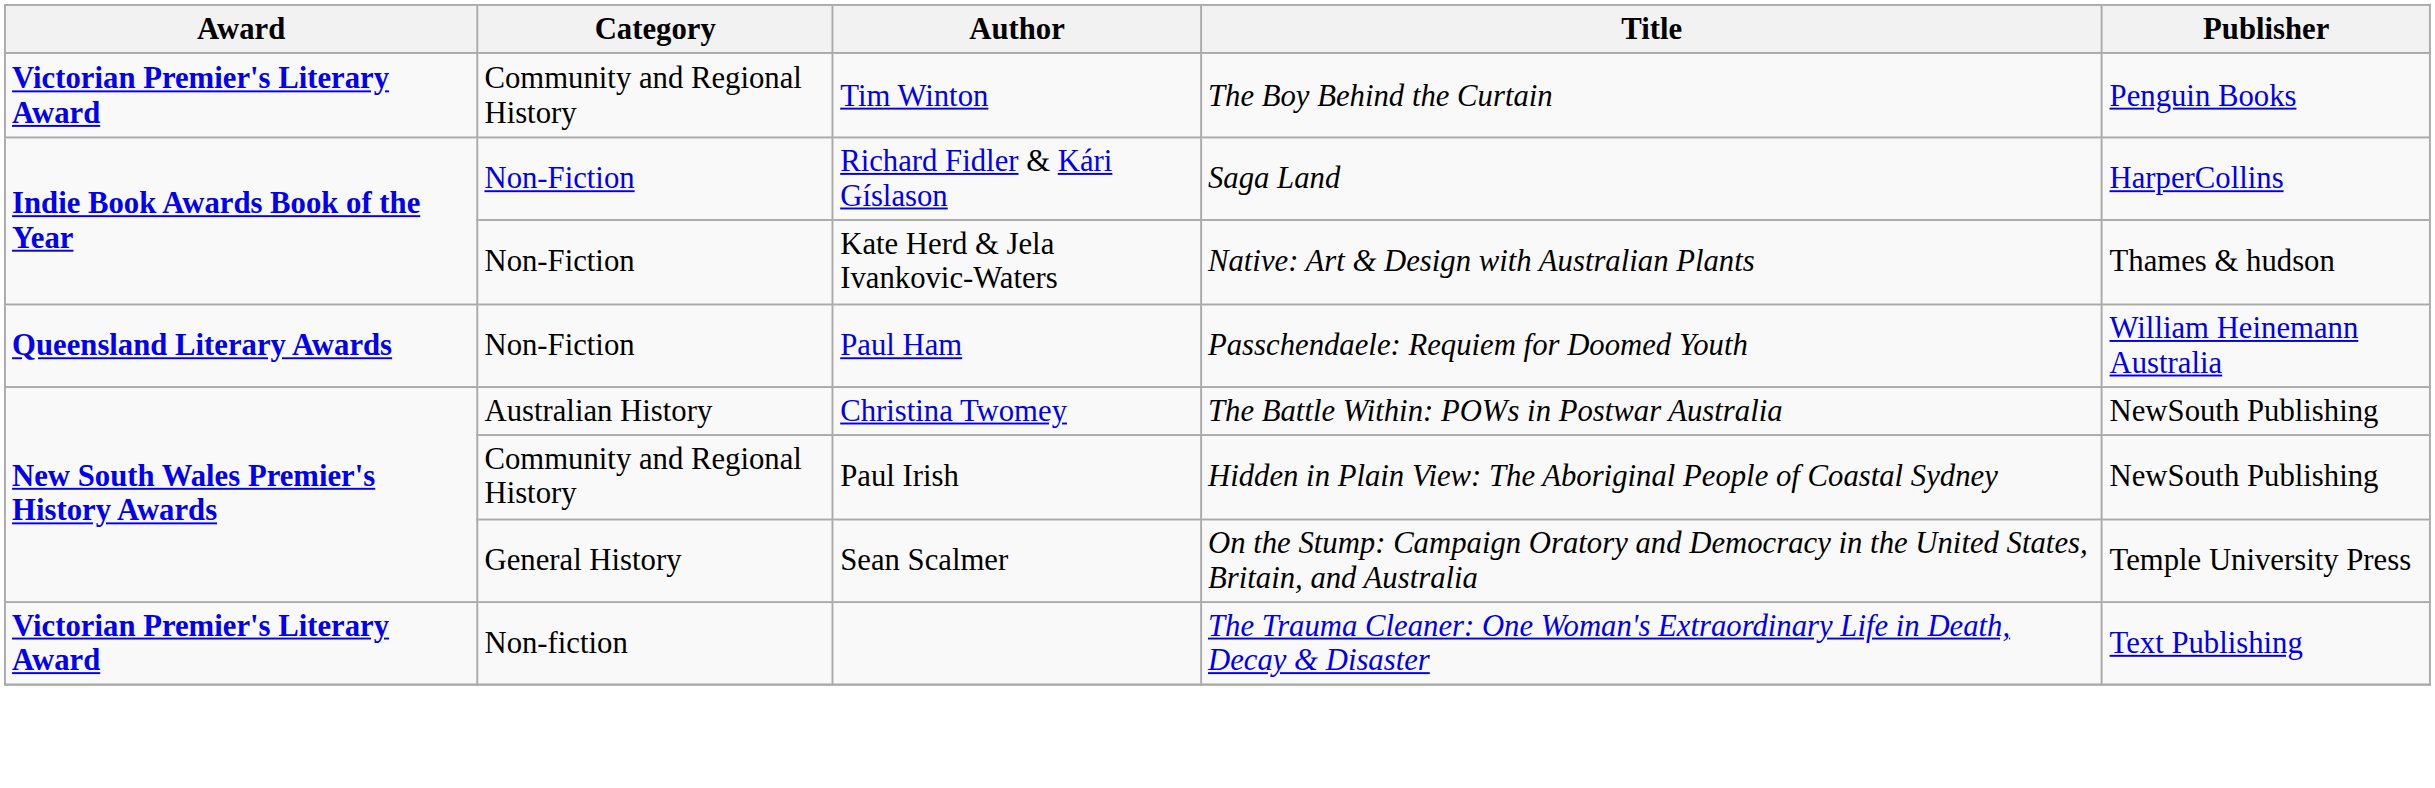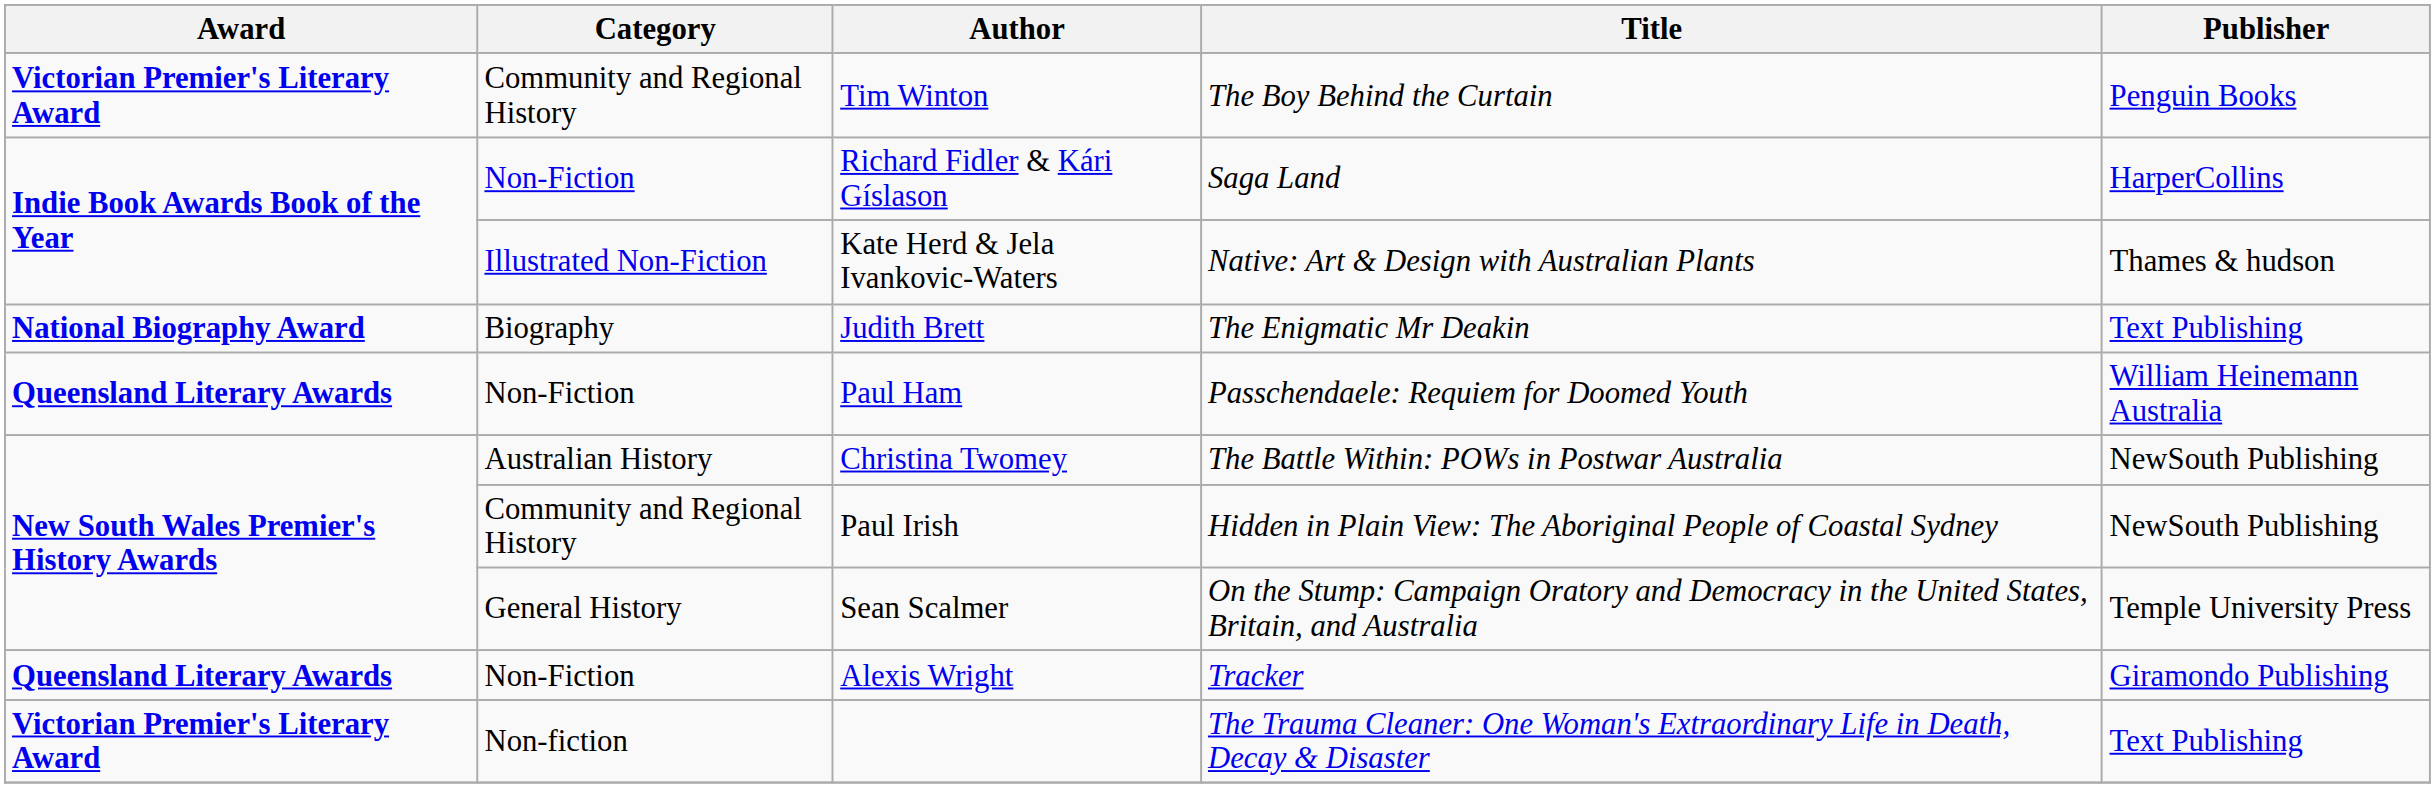(560, 261) Non-Fiction -> (626, 261) Illustrated Non-Fiction
+ row: (912, 327)
+ row: (927, 674)
